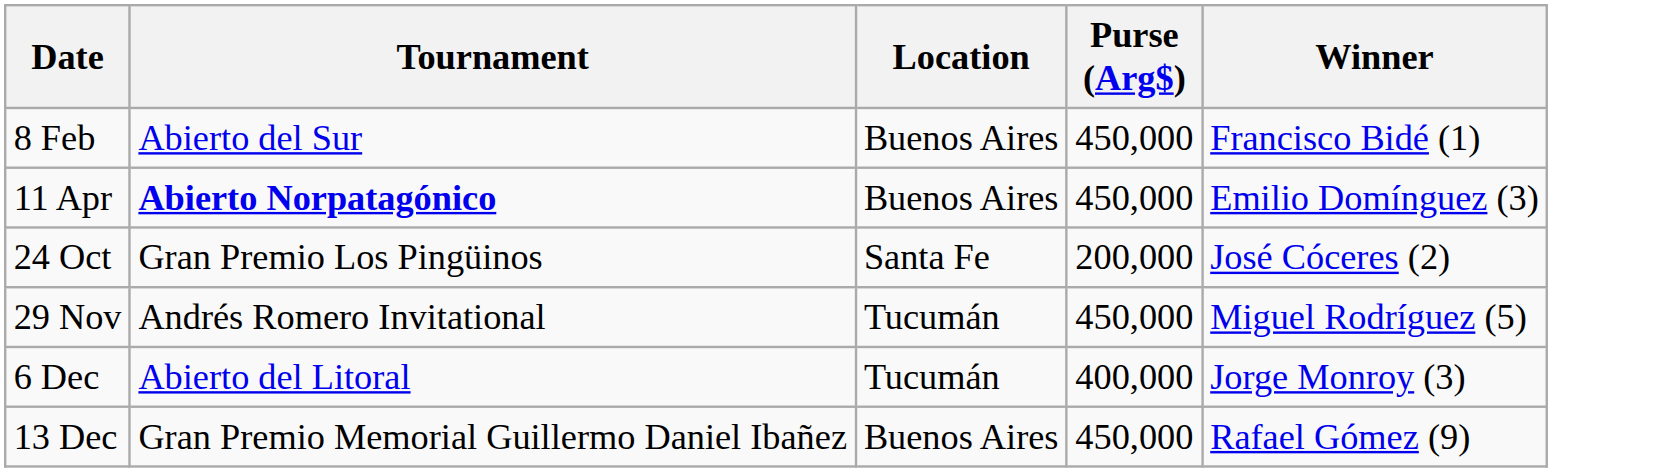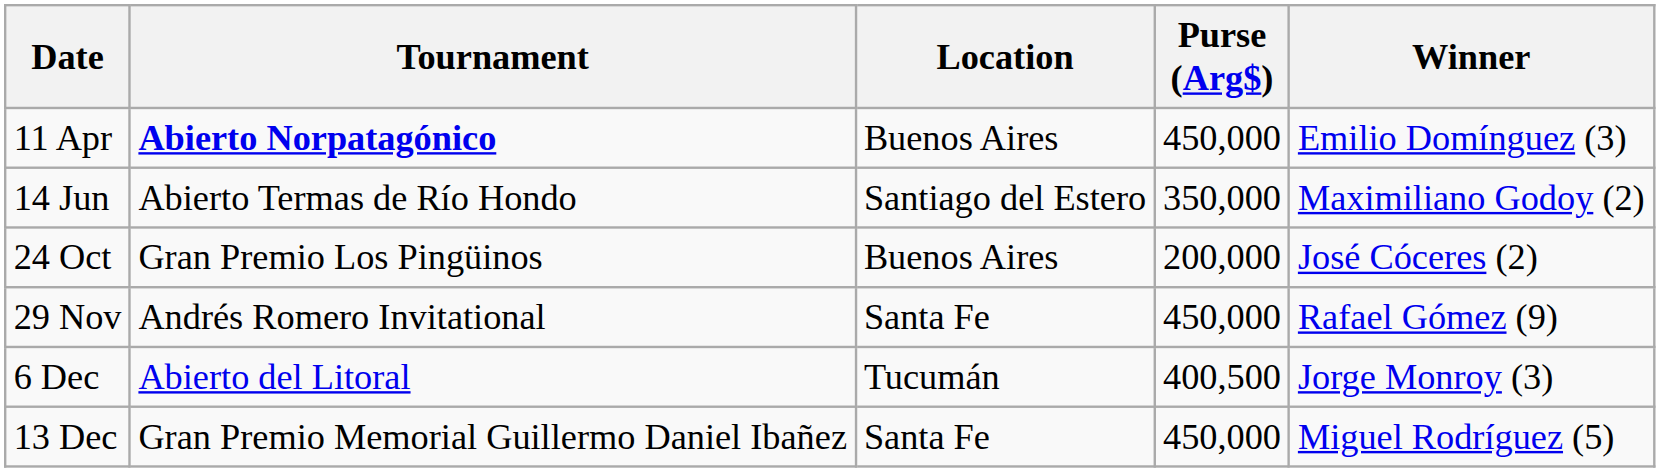- row: (54, 137)
+ row: (62, 197)
(927, 257) Santa Fe -> (961, 257) Buenos Aires
(932, 317) Tucumán -> (927, 317) Santa Fe
(1368, 317) Miguel Rodríguez (5) -> (1428, 317) Rafael Gómez (9)
(1134, 377) 400,000 -> (1222, 377) 400,500
(961, 437) Buenos Aires -> (927, 437) Santa Fe
(1340, 437) Rafael Gómez (9) -> (1456, 437) Miguel Rodríguez (5)
